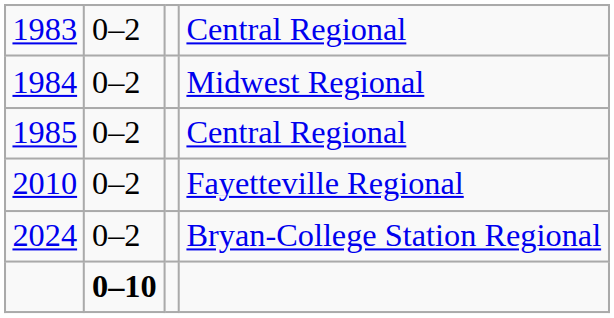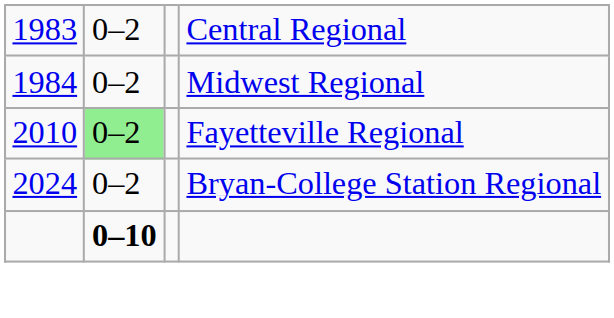- row: (45, 132)
(116, 183) no background -> (116, 132) lightgreen background
